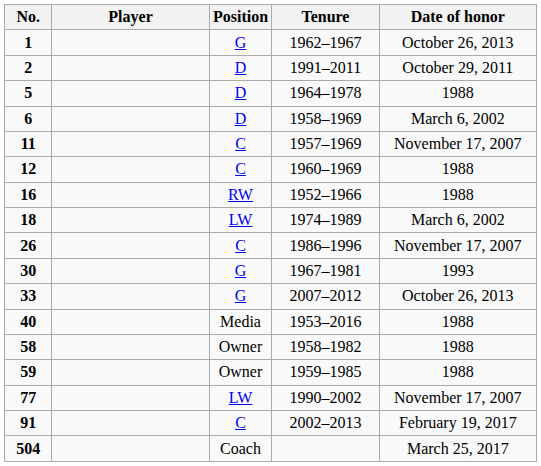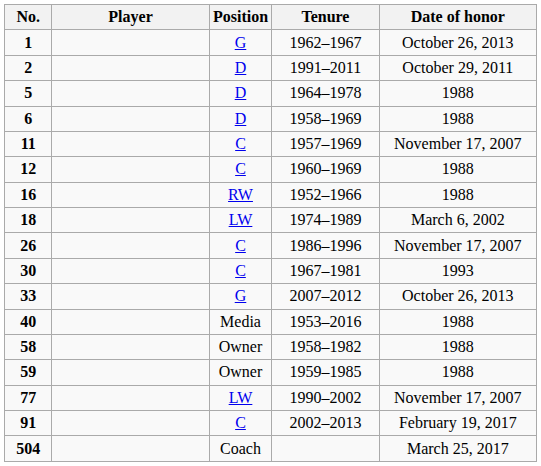(458, 118) March 6, 2002 -> (458, 118) 1988
(240, 270) G -> (240, 270) C
